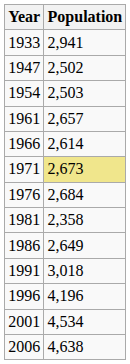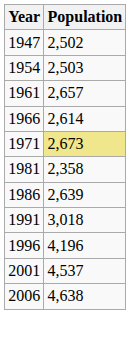- row: (24, 42)
- row: (24, 194)
(66, 245) 2,649 -> (66, 194) 2,639
(66, 321) 4,534 -> (66, 270) 4,537
